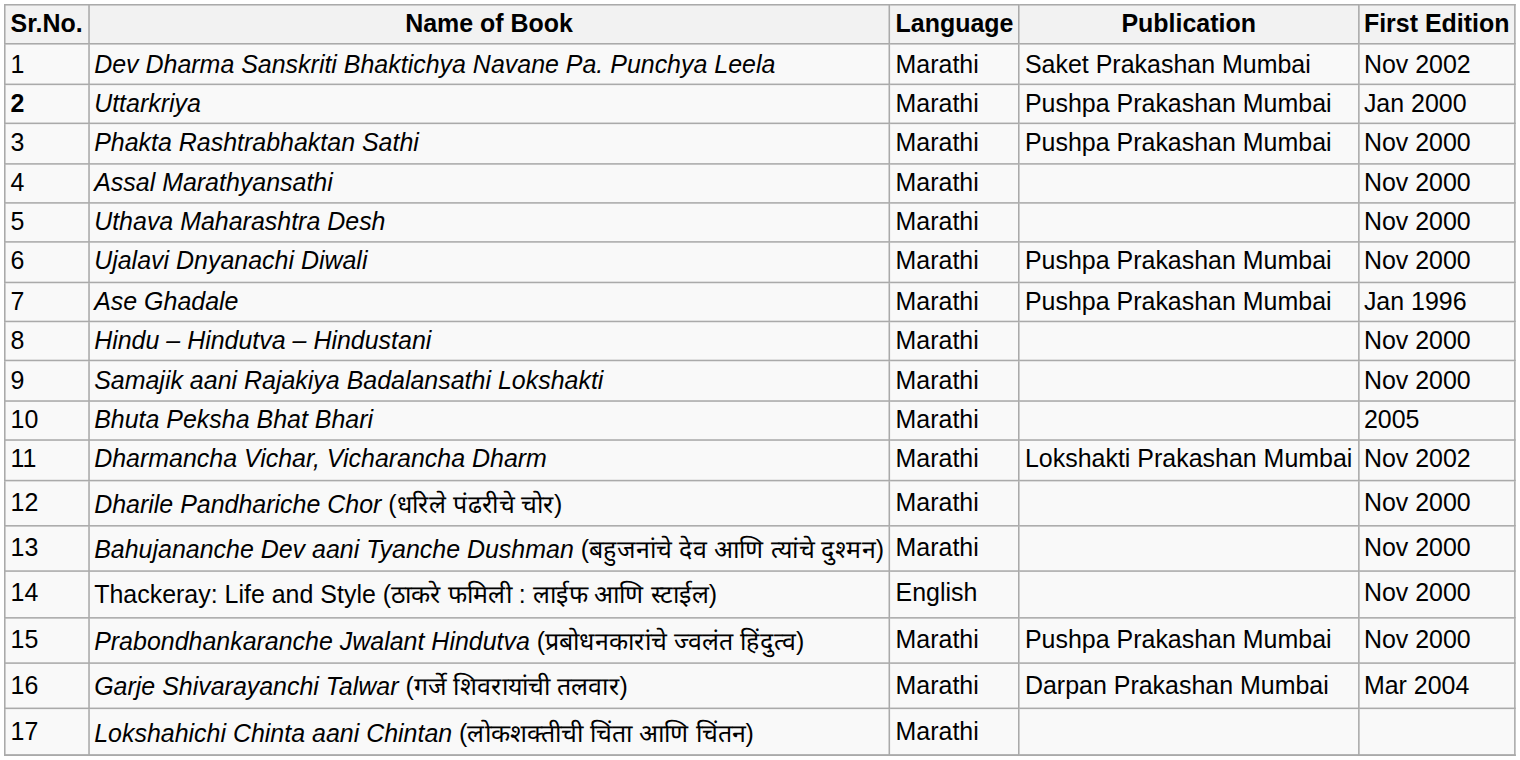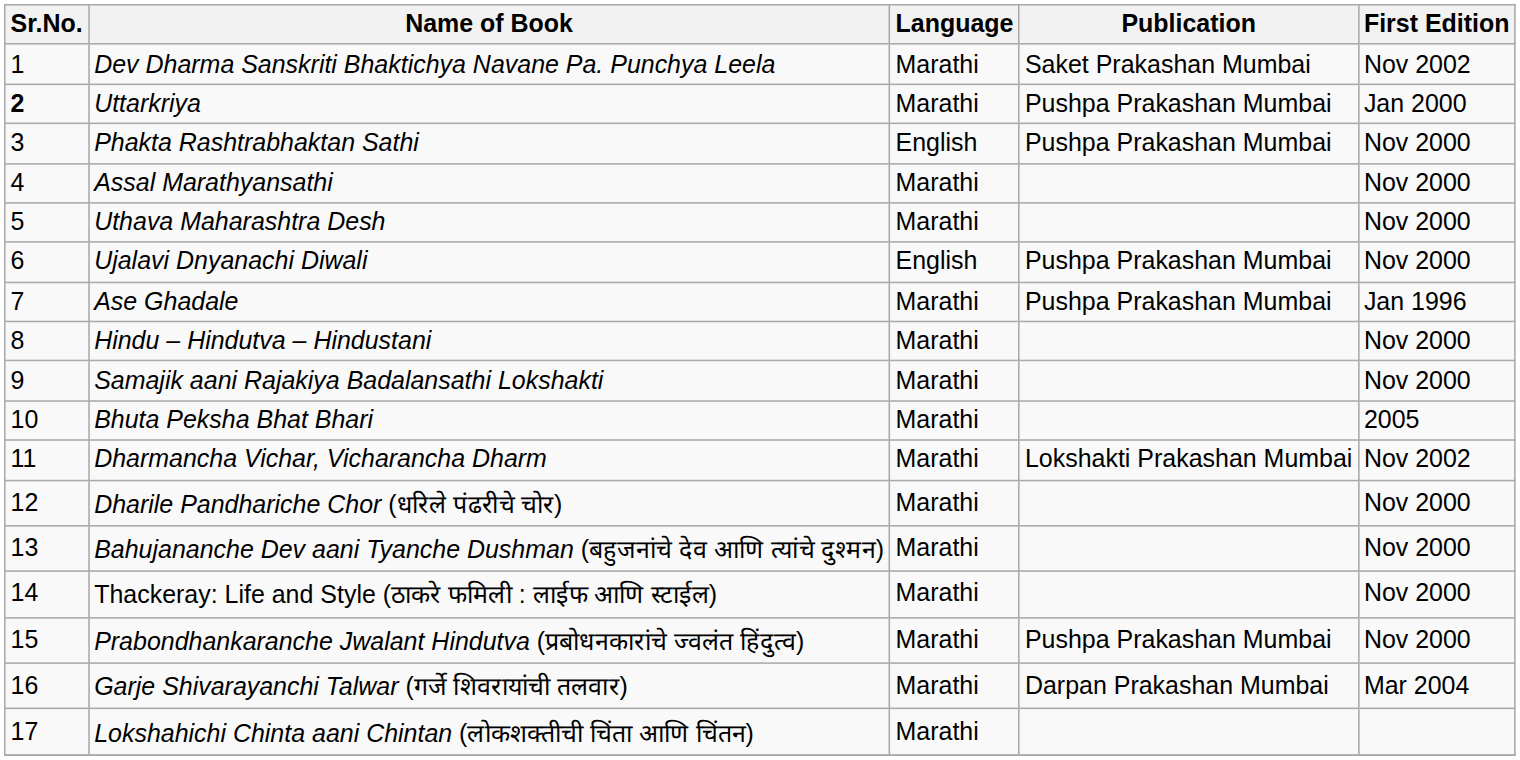(937, 143) Marathi -> (937, 143) English
(937, 261) Marathi -> (937, 261) English
(937, 594) English -> (937, 594) Marathi
